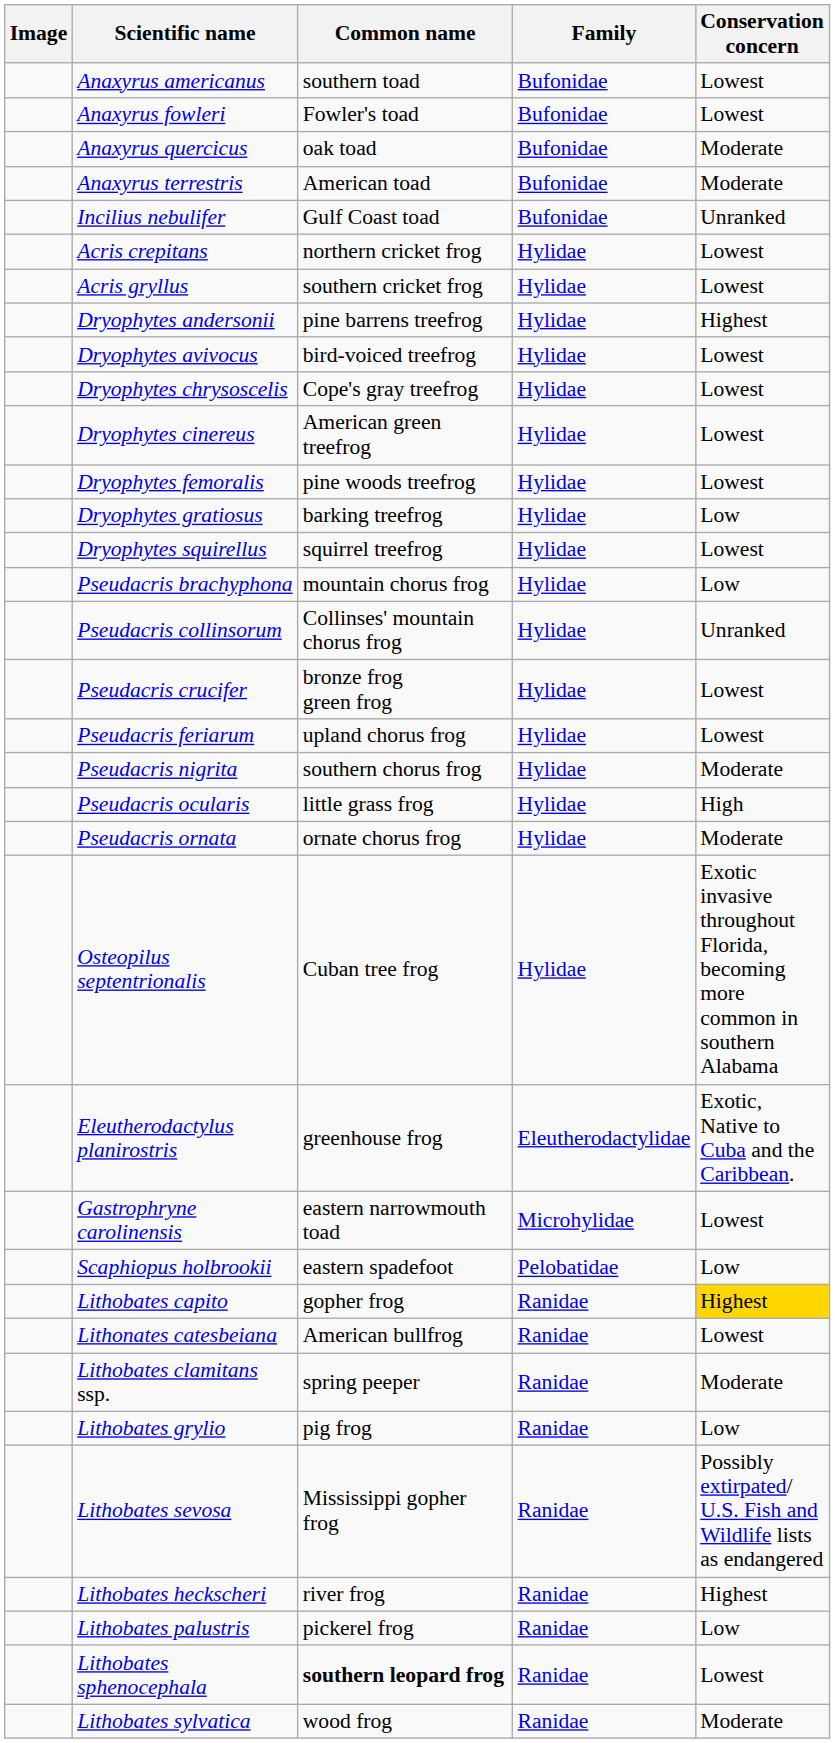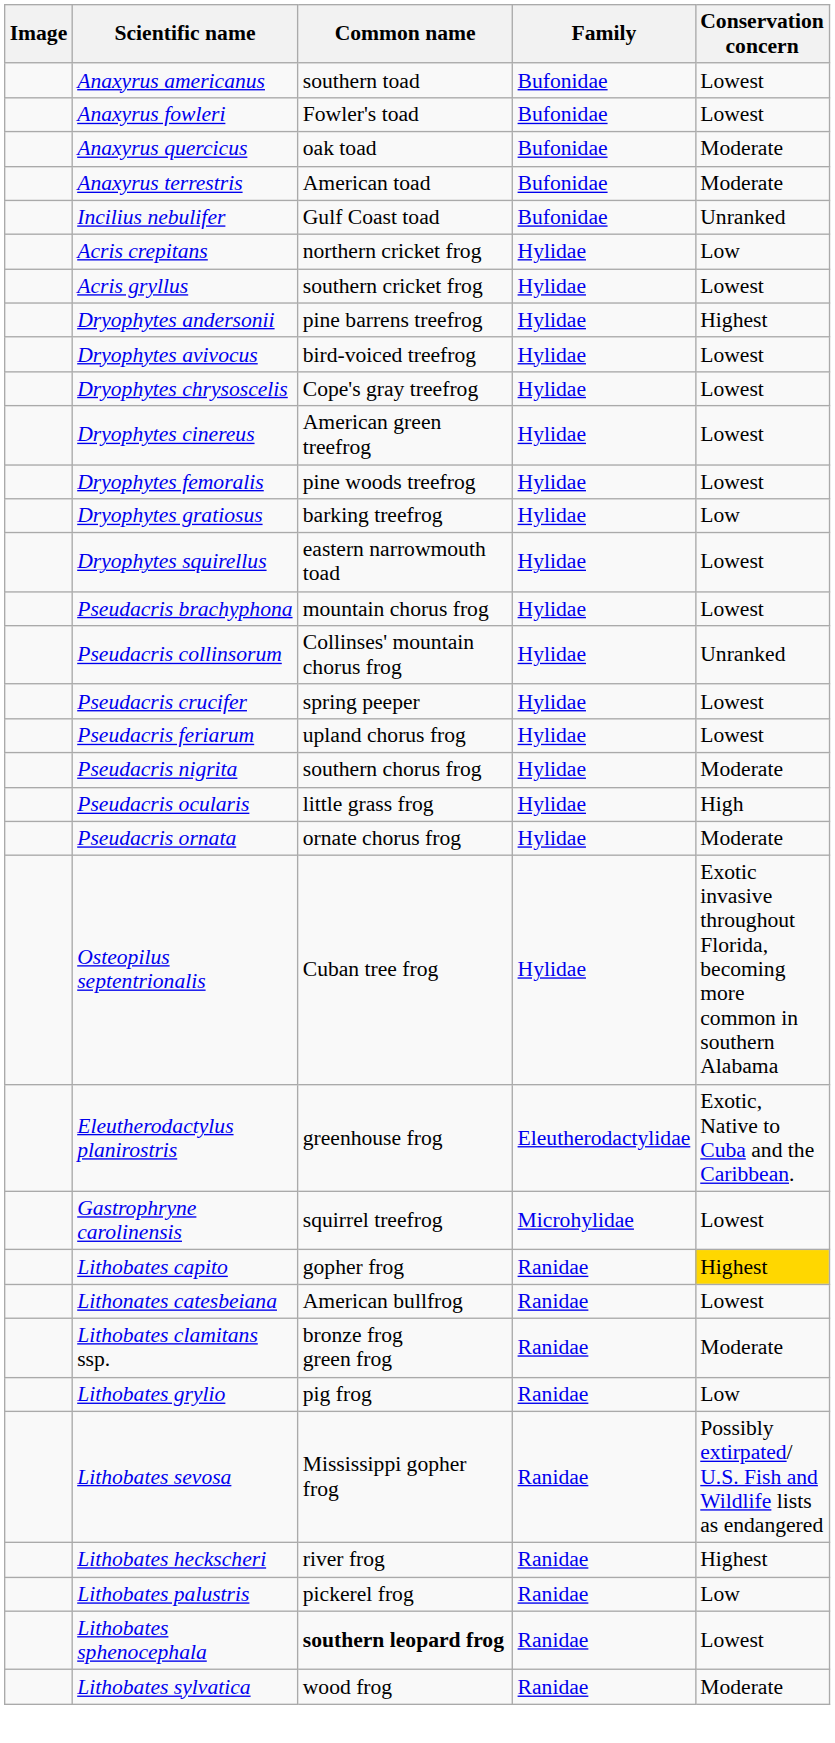(732, 251) Lowest -> (720, 251) Low
(373, 549) squirrel treefrog -> (394, 561) eastern narrowmouth toad
(720, 584) Low -> (732, 608) Lowest
(353, 689) bronze frog green frog -> (361, 701) spring peeper
(394, 1220) eastern narrowmouth toad -> (373, 1220) squirrel treefrog
- row: (174, 1266)
(361, 1381) spring peeper -> (353, 1347) bronze frog green frog
